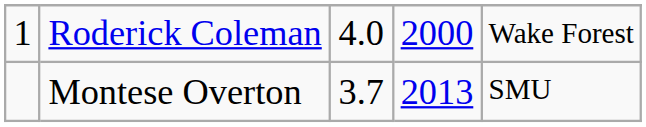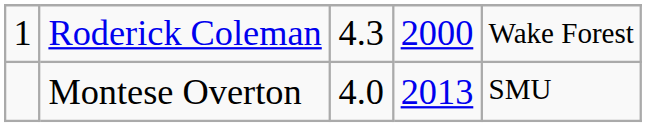(361, 33) 4.0 -> (361, 33) 4.3
(361, 90) 3.7 -> (361, 90) 4.0
